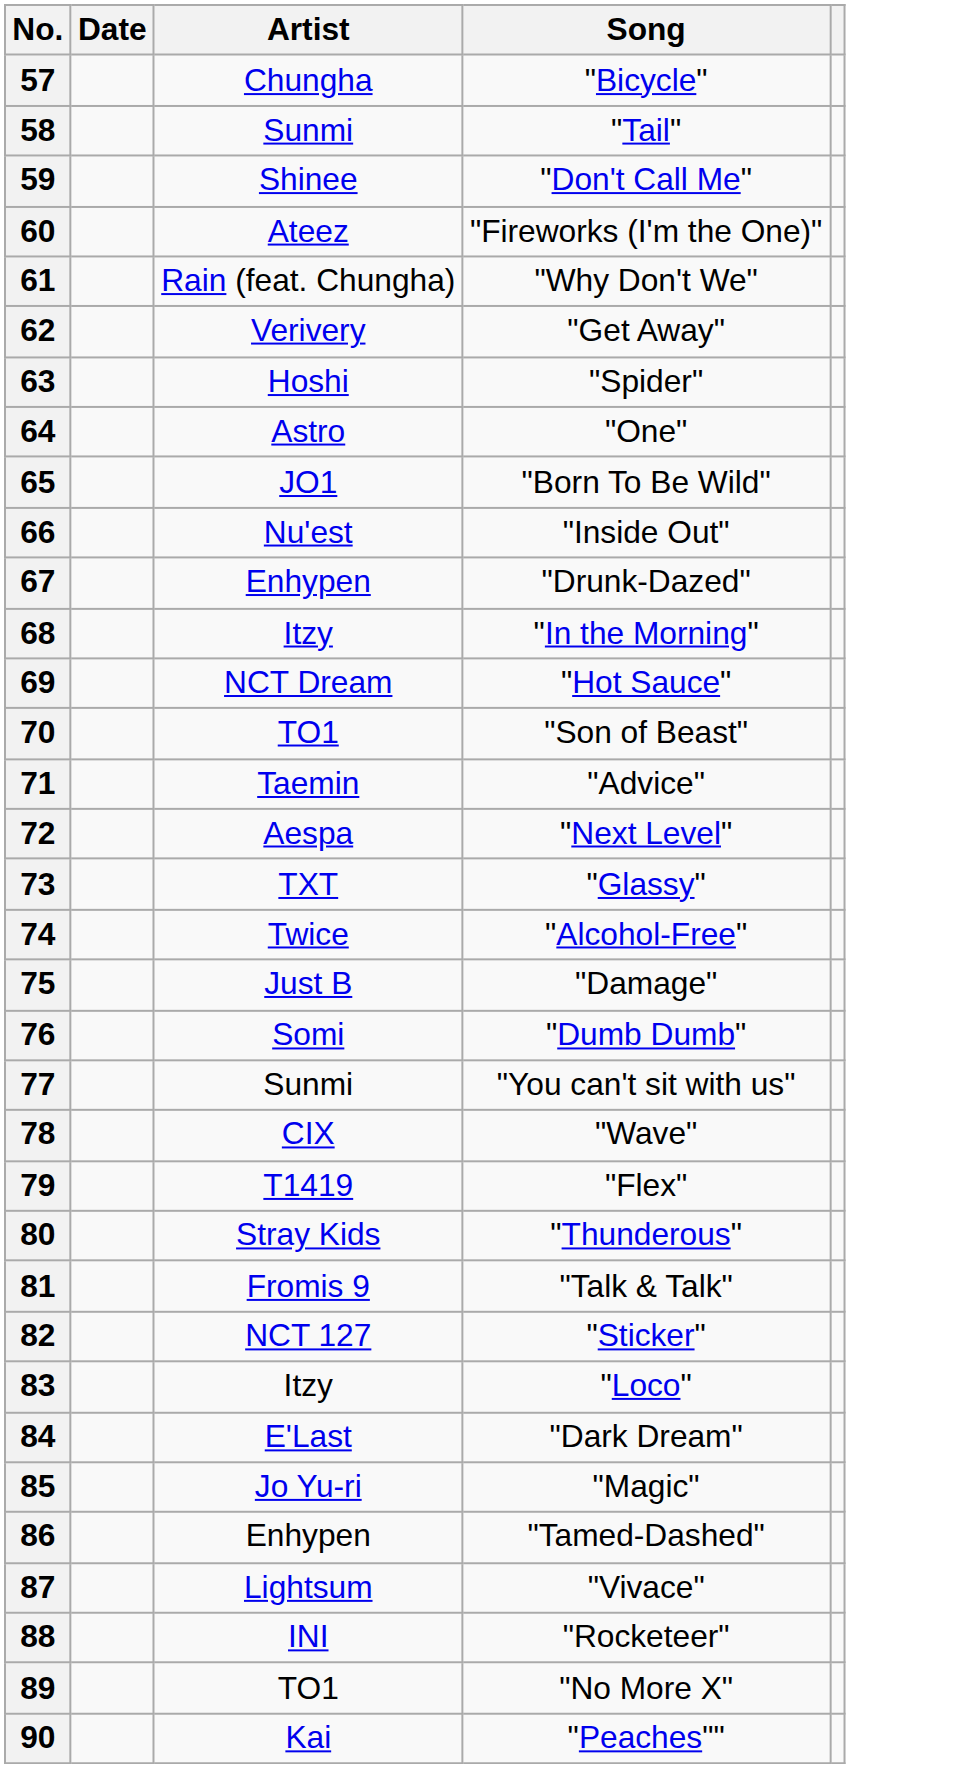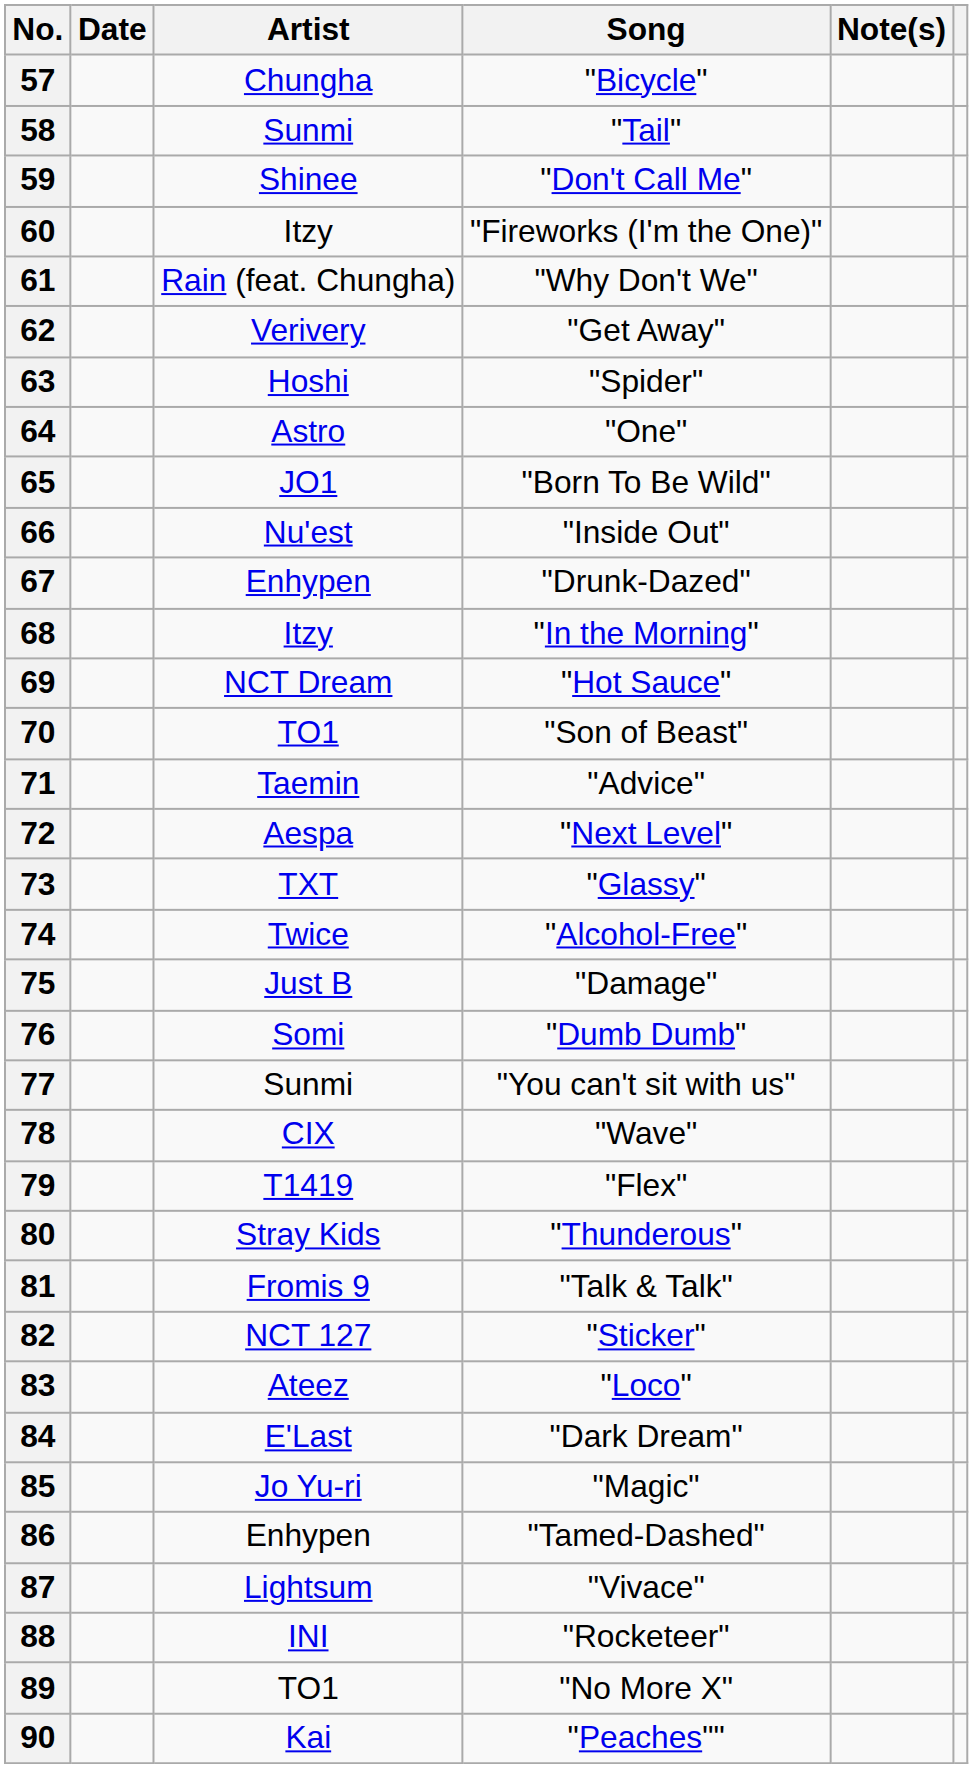+ column: (892, 29)
(308, 230) Ateez -> (308, 230) Itzy
(308, 1386) Itzy -> (308, 1386) Ateez
